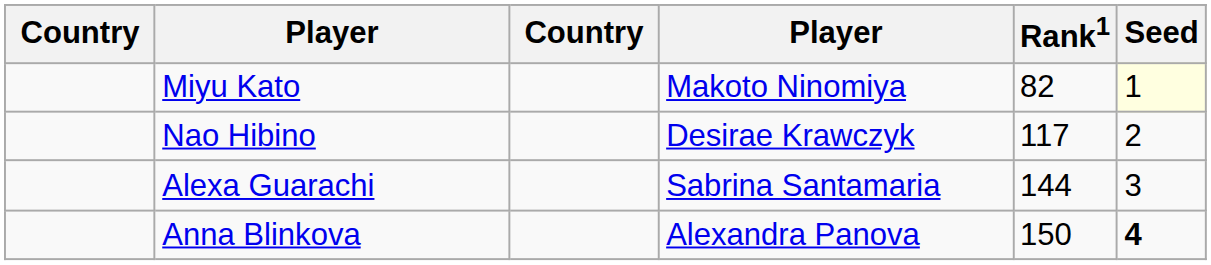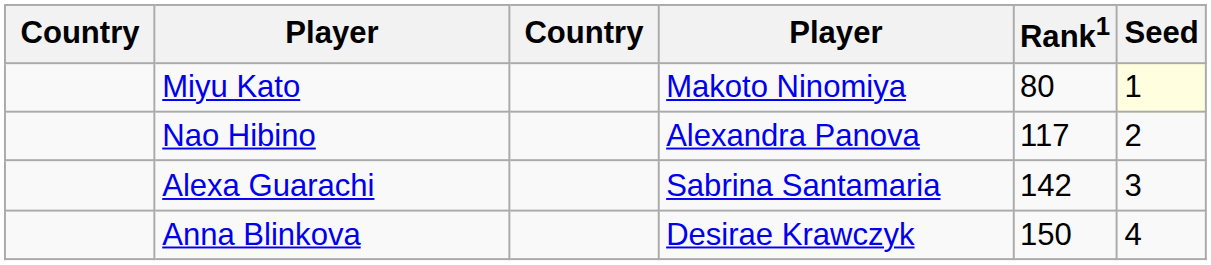(1037, 86) 82 -> (1037, 86) 80
(790, 135) Desirae Krawczyk -> (793, 135) Alexandra Panova
(1046, 185) 144 -> (1046, 185) 142
(793, 234) Alexandra Panova -> (790, 234) Desirae Krawczyk
(1133, 234) bold -> (1133, 234) normal
